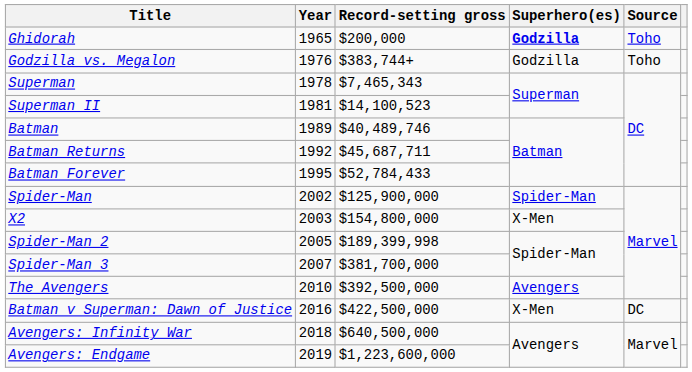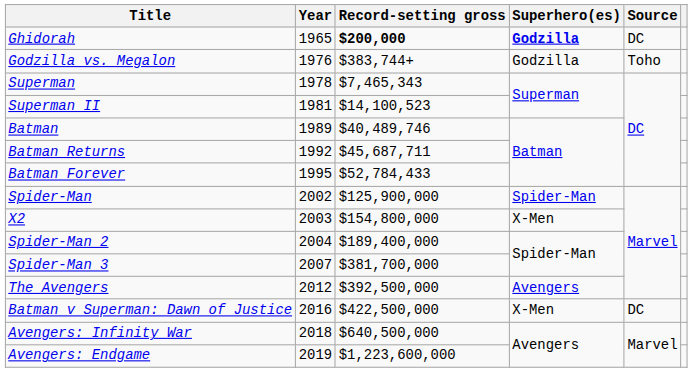(372, 39) normal -> (372, 39) bold
(644, 39) Toho -> (636, 39) DC
(315, 243) 2005 -> (315, 243) 2004
(389, 243) $189,399,998 -> (389, 243) $189,400,000
(315, 288) 2010 -> (315, 288) 2012
